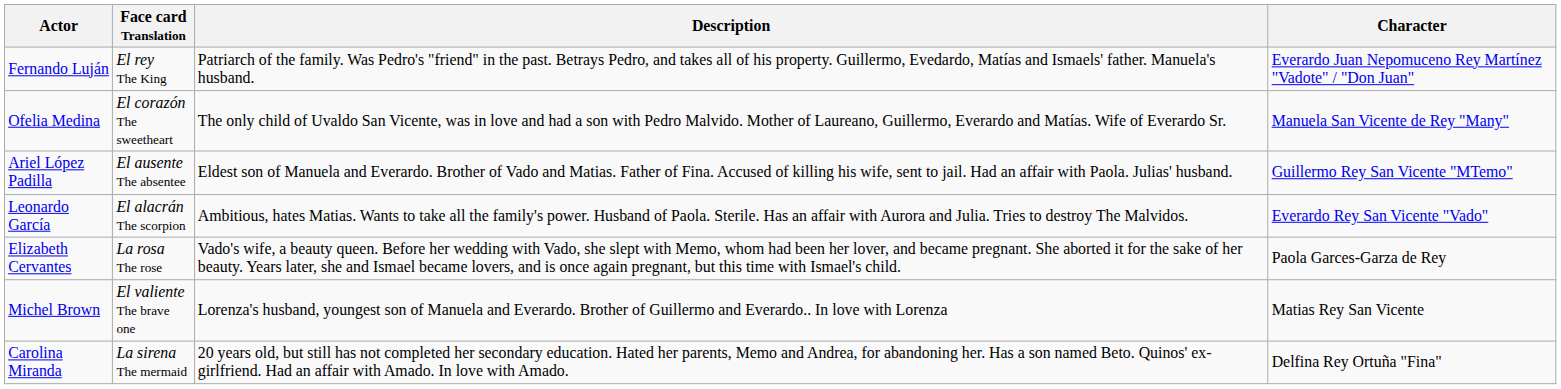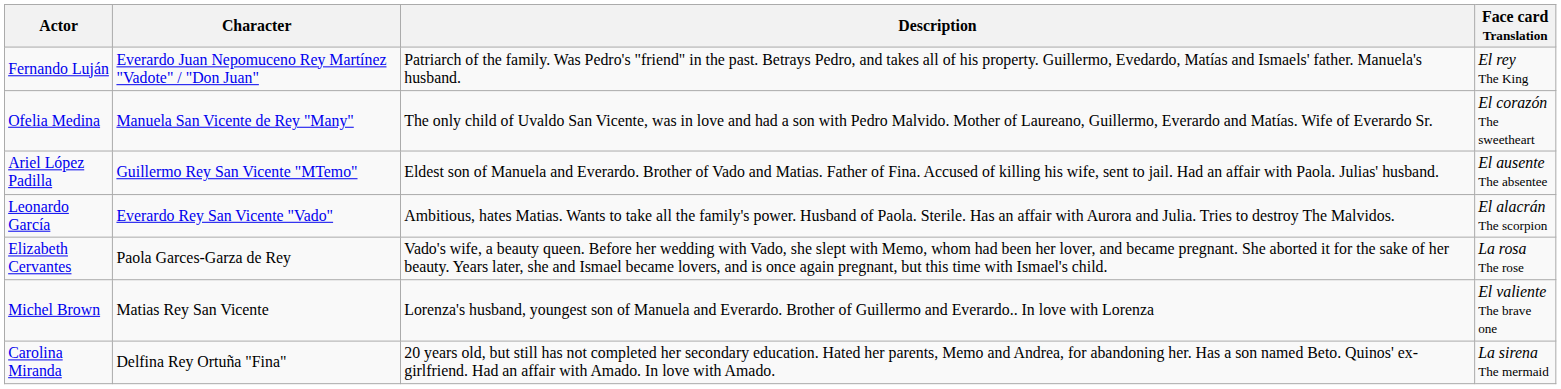columns swapped: (1412, 25) <-> (153, 25)
